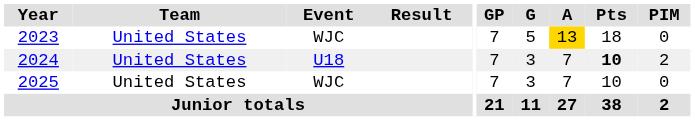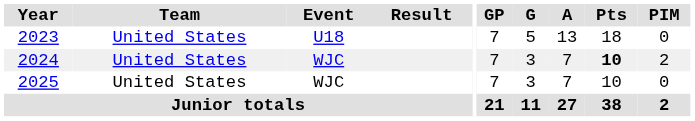(329, 38) WJC -> (329, 38) U18
(567, 38) gold background -> (567, 38) no background
(329, 60) U18 -> (329, 60) WJC
